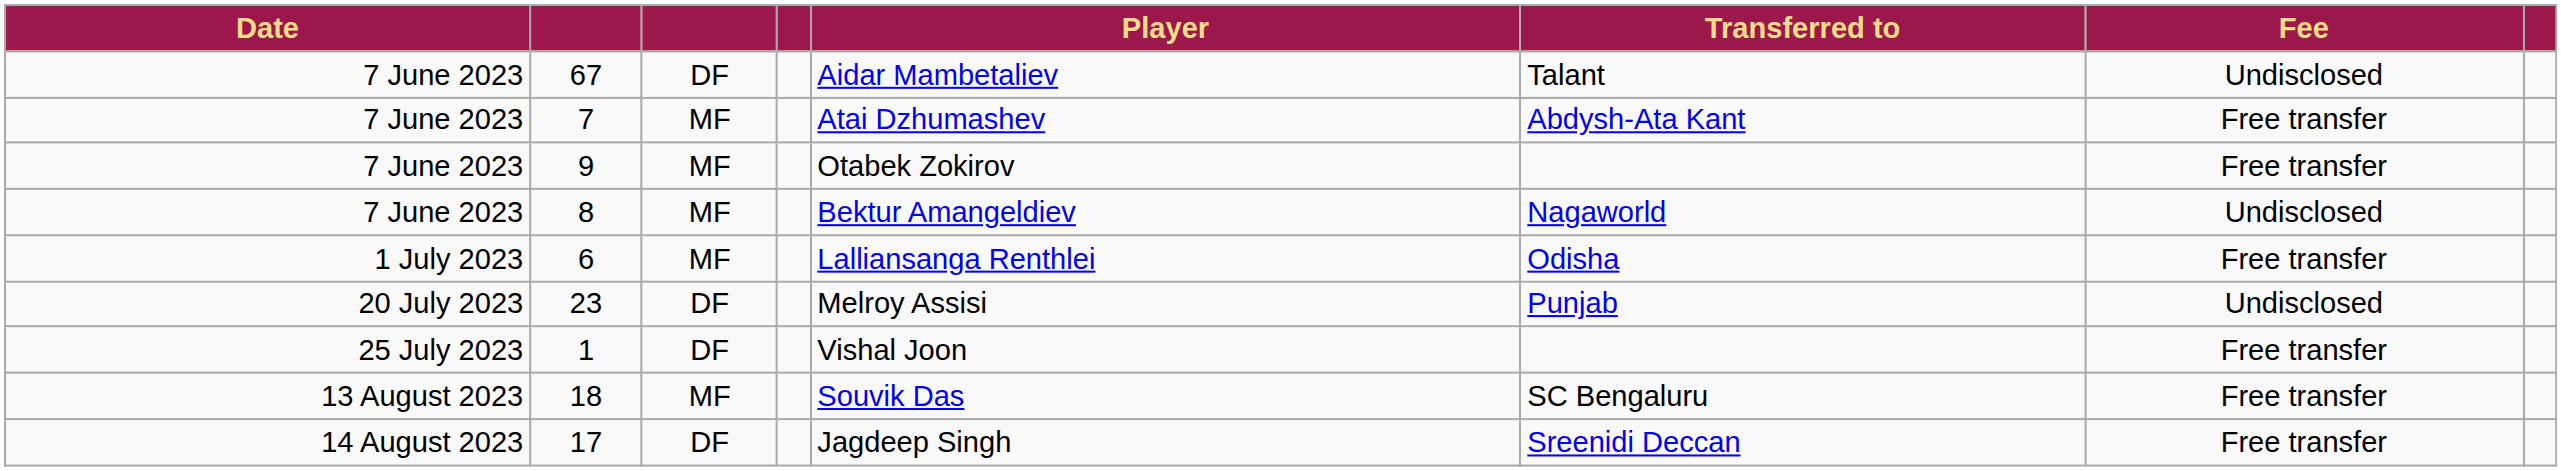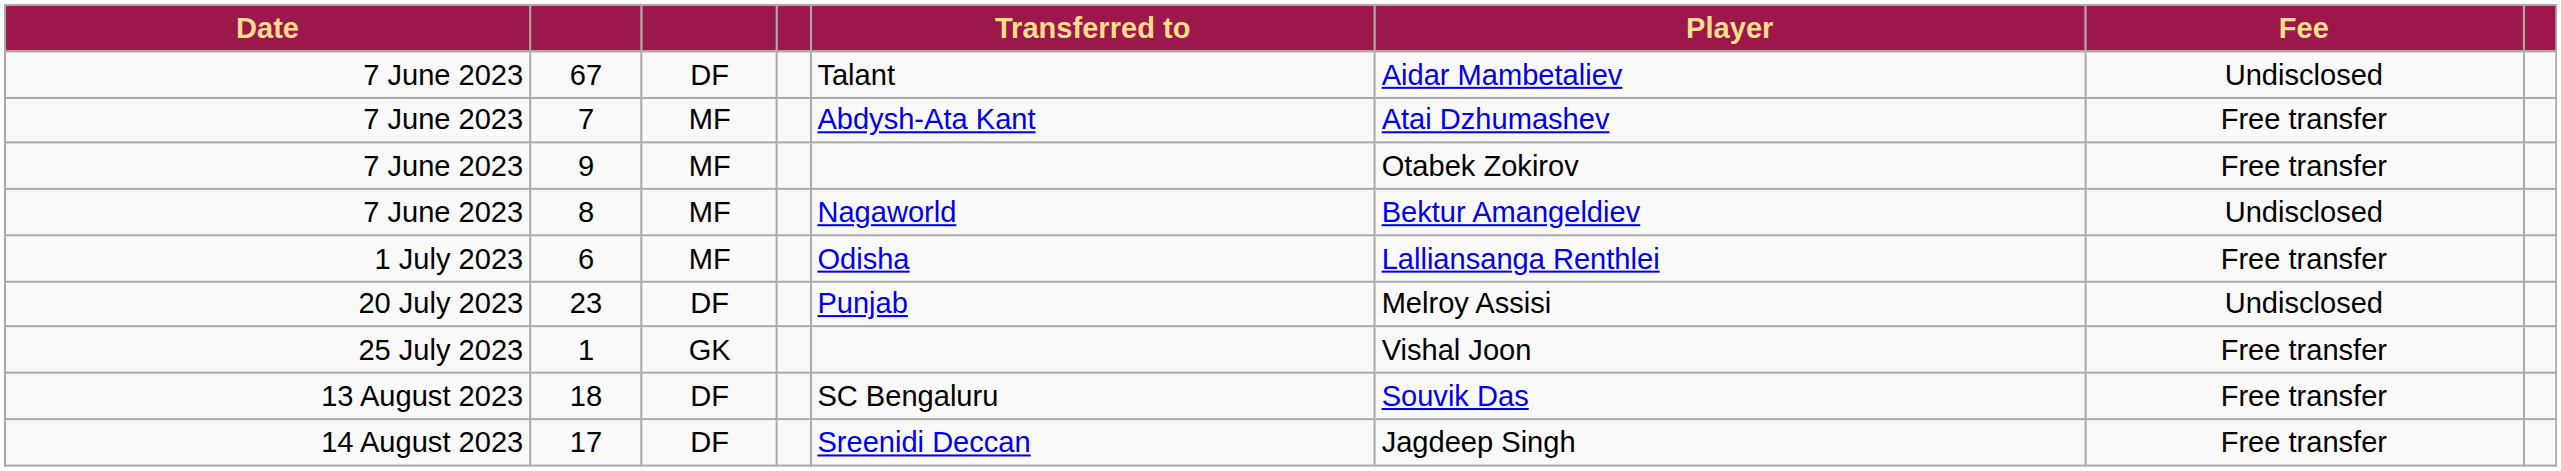columns swapped: (1165, 28) <-> (1803, 28)
(710, 350) DF -> (710, 350) GK
(710, 396) MF -> (710, 396) DF
